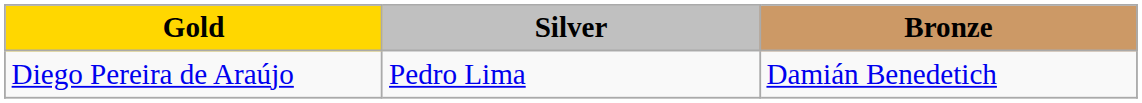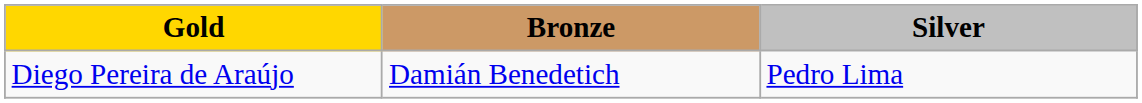columns swapped: (571, 27) <-> (948, 27)
